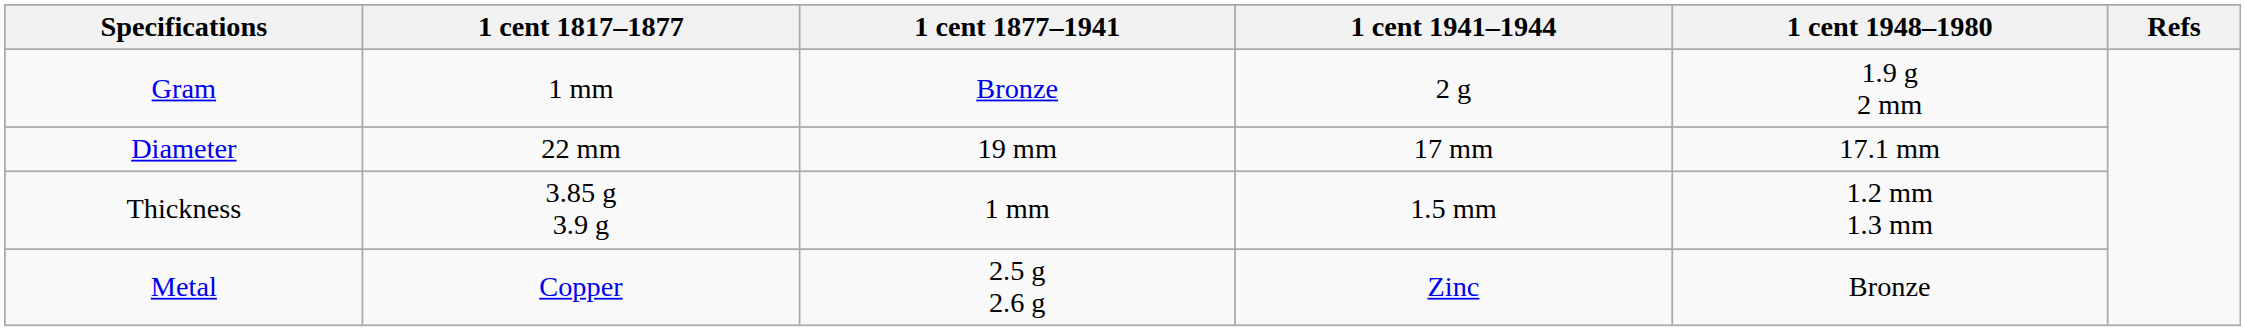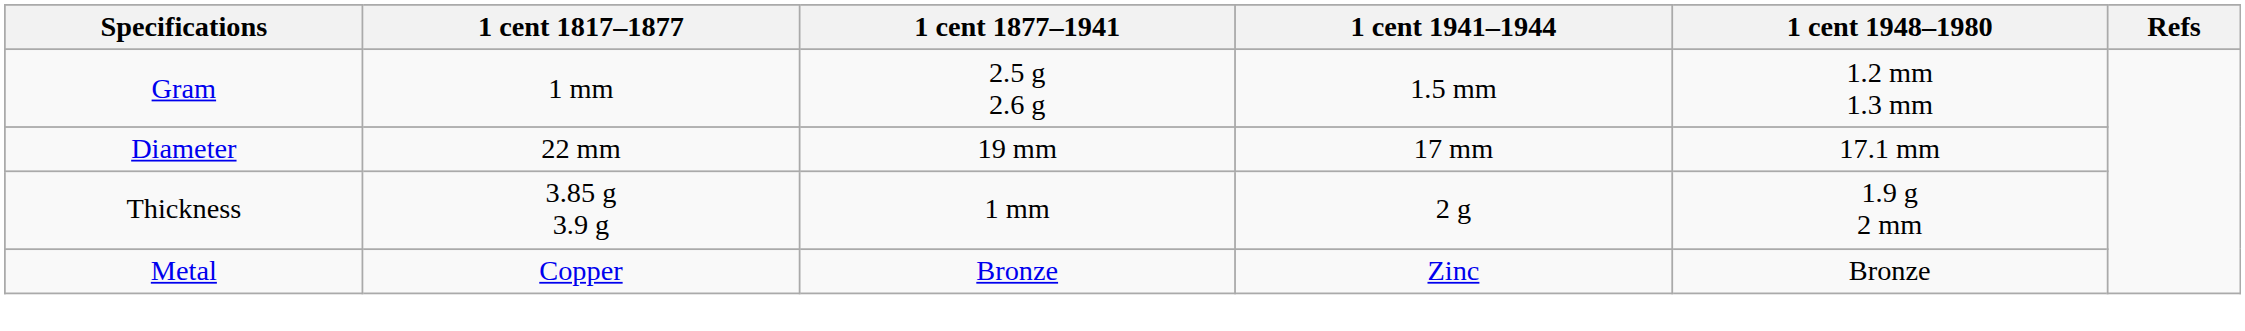(1017, 87) Bronze -> (1017, 87) 2.5 g 2.6 g
(1453, 87) 2 g -> (1453, 87) 1.5 mm
(1890, 87) 1.9 g 2 mm -> (1890, 87) 1.2 mm 1.3 mm
(1453, 209) 1.5 mm -> (1453, 209) 2 g
(1890, 209) 1.2 mm 1.3 mm -> (1890, 209) 1.9 g 2 mm
(1017, 286) 2.5 g 2.6 g -> (1017, 270) Bronze
